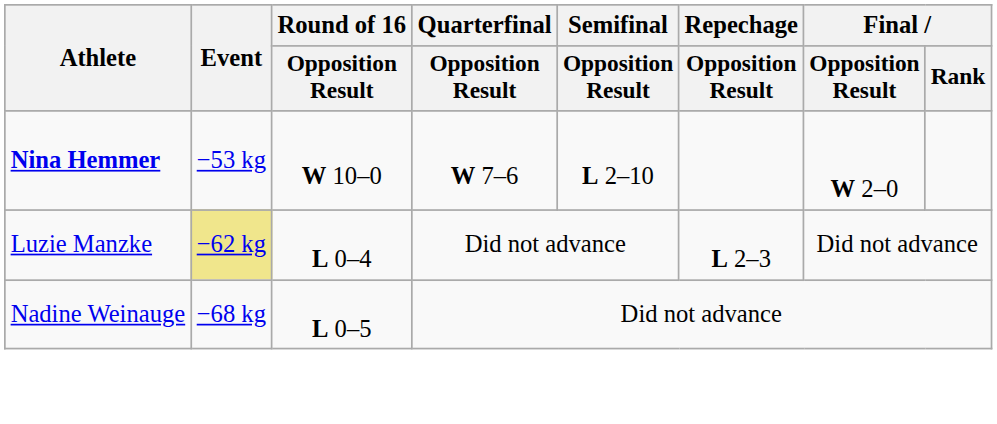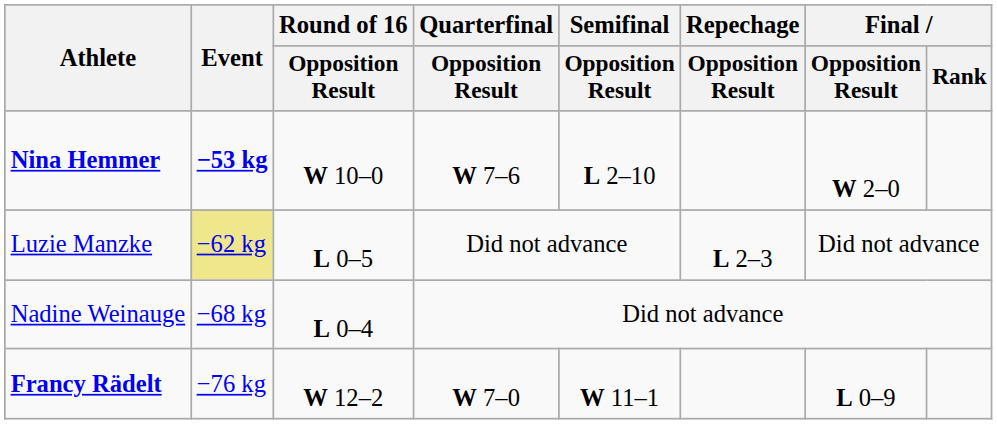(231, 160) normal -> (232, 160) bold
(342, 259) L 0–4 -> (343, 259) L 0–5
(342, 329) L 0–5 -> (343, 329) L 0–4
+ row: (86, 384)
